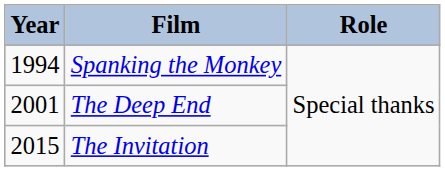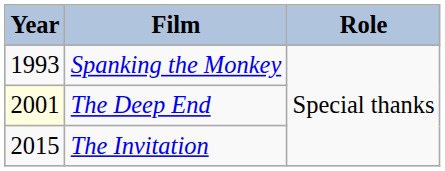(35, 65) 1994 -> (35, 65) 1993
(35, 105) no background -> (35, 105) lightyellow background
